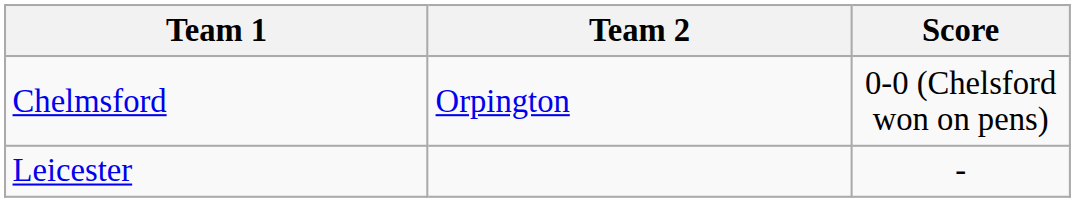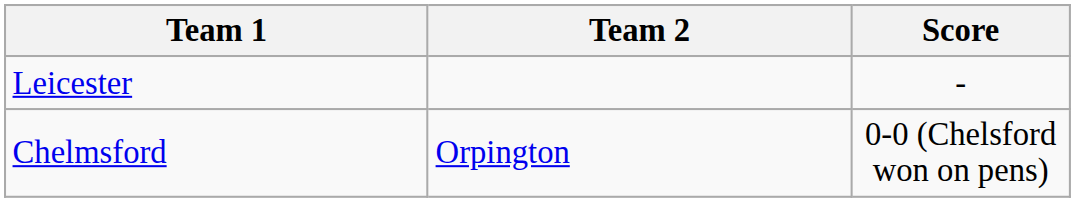rows swapped: (90, 100) <-> (72, 170)
